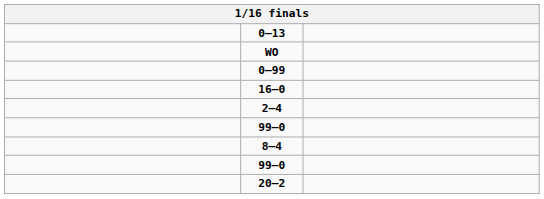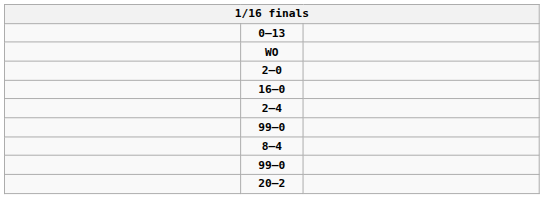+ row: (122, 70)
- row: (122, 70)
